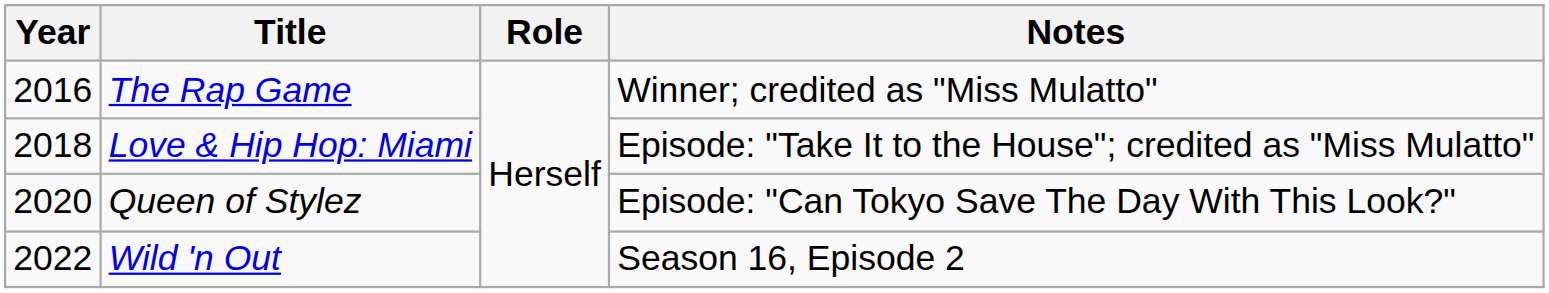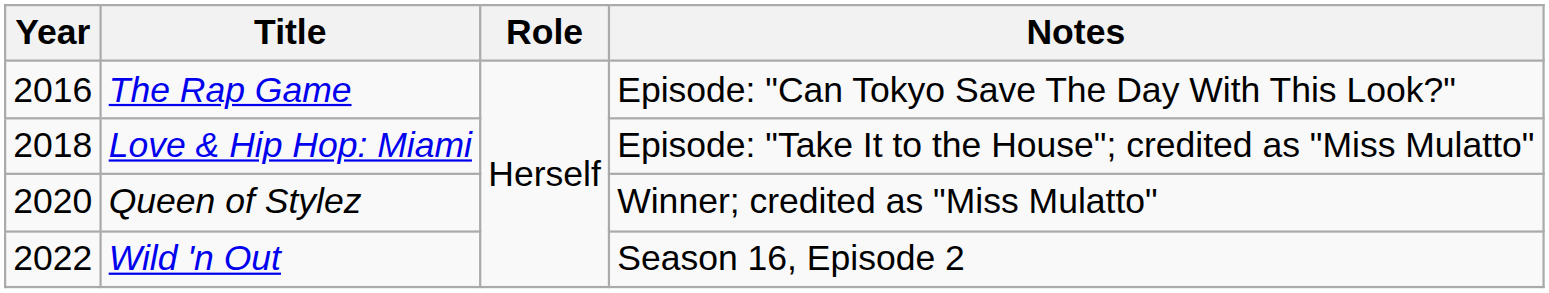(887, 88) Winner; credited as "Miss Mulatto" -> (1037, 88) Episode: "Can Tokyo Save The Day With This Look?"
(1037, 201) Episode: "Can Tokyo Save The Day With This Look?" -> (887, 201) Winner; credited as "Miss Mulatto"
